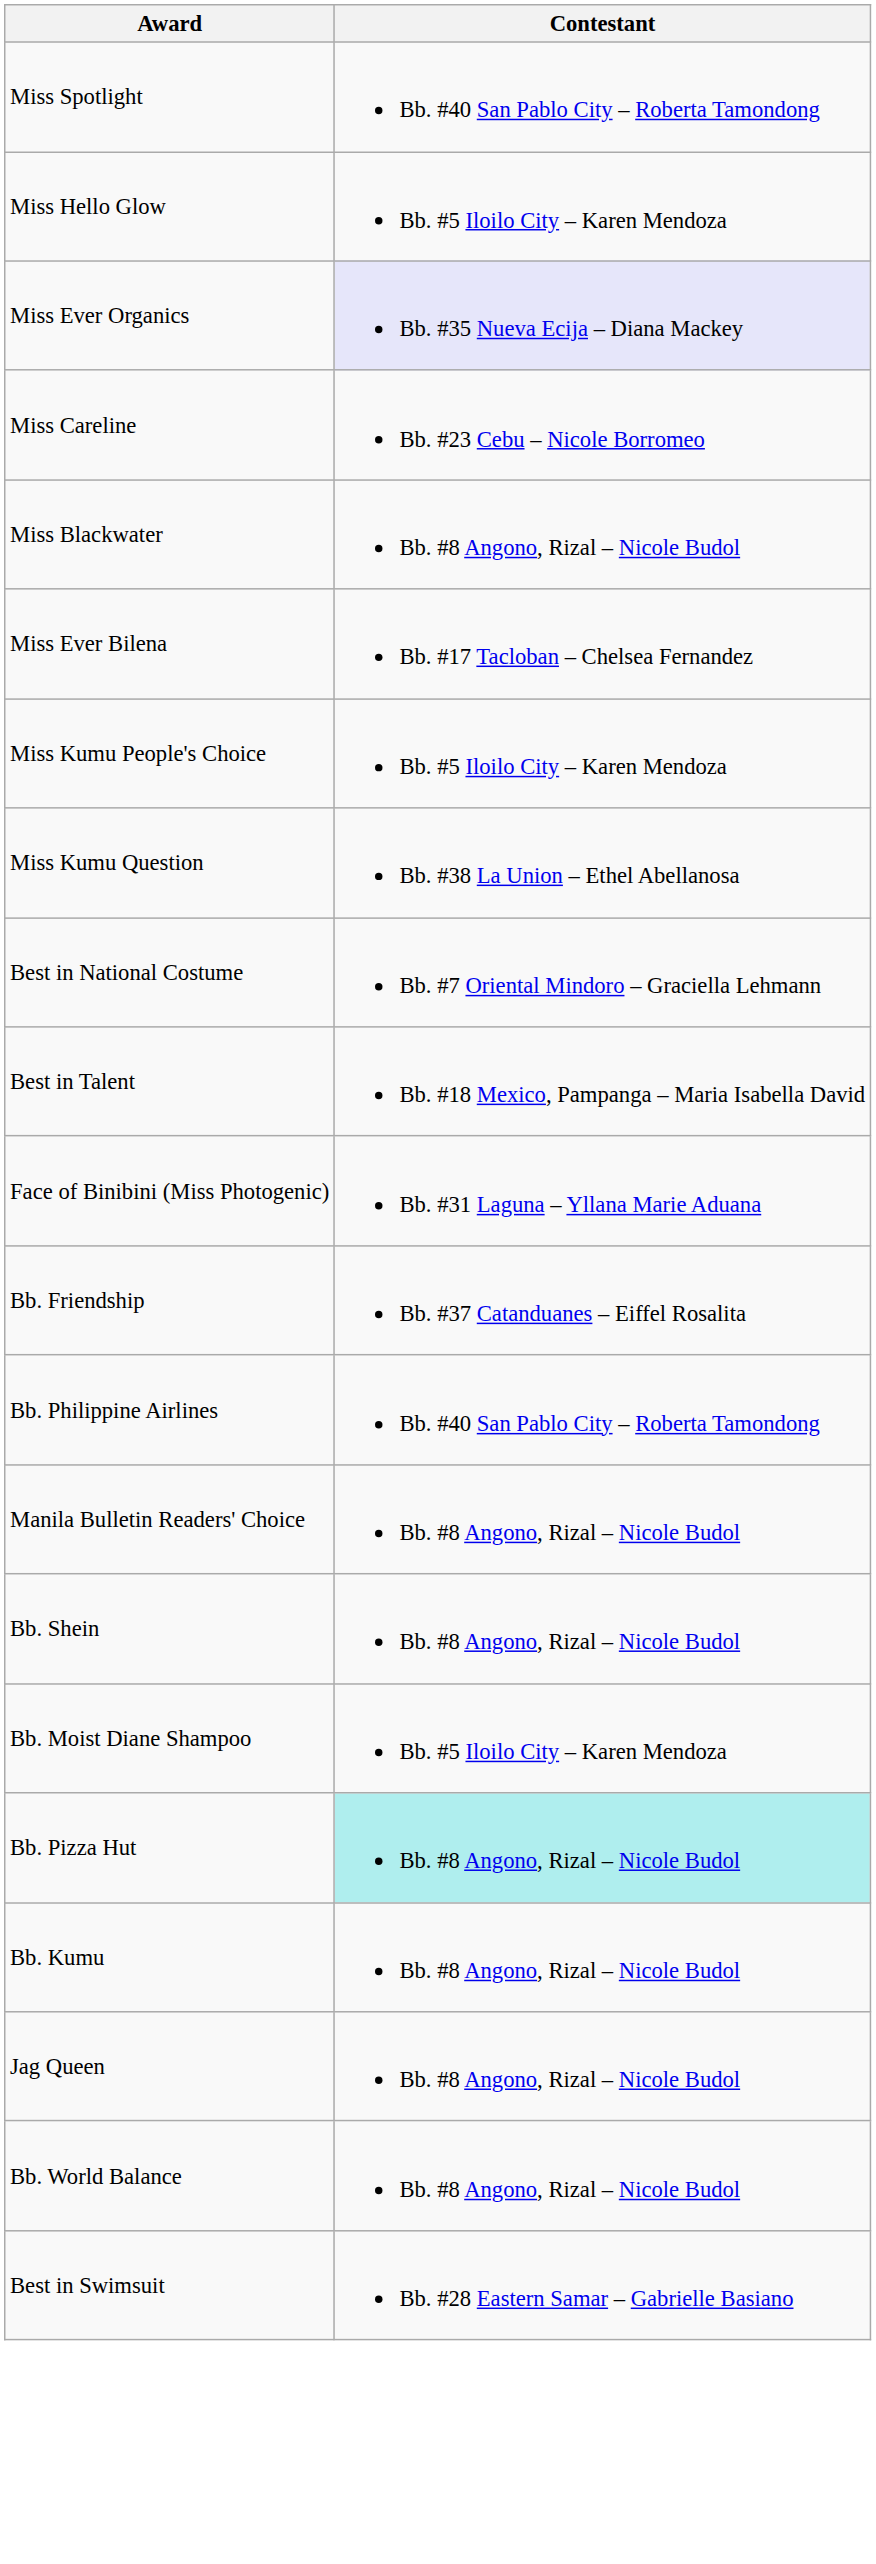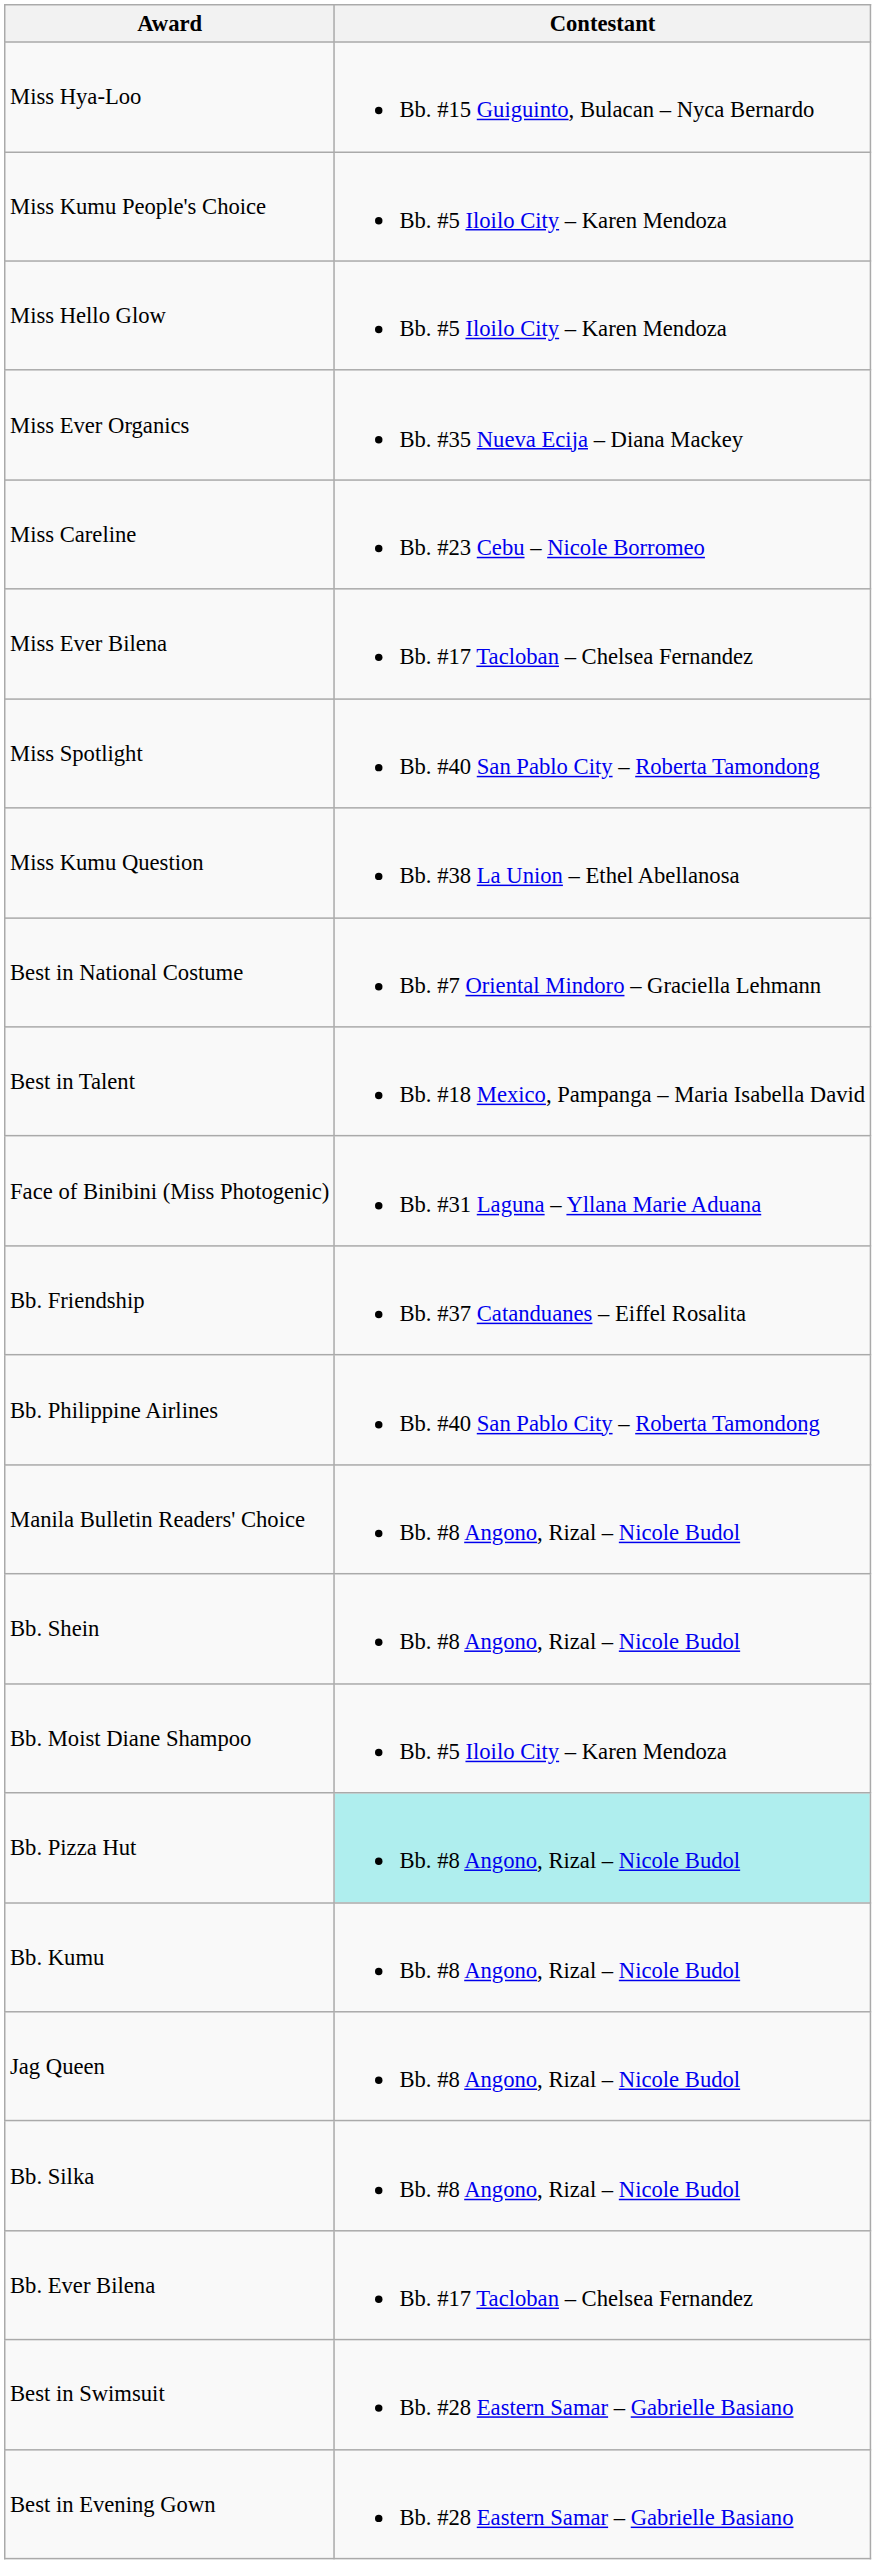+ row: (76, 96)
rows swapped: (76, 96) <-> (138, 753)
(602, 329) lavender background -> (602, 439) no background
- row: (86, 534)
+ row: (52, 2175)
+ row: (83, 2285)
- row: (96, 2175)
+ row: (113, 2504)
